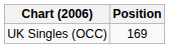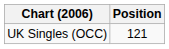(137, 33) 169 -> (137, 33) 121
